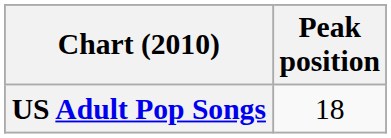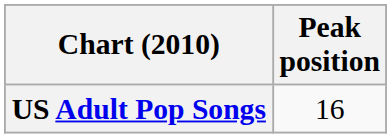(330, 108) 18 -> (330, 108) 16
